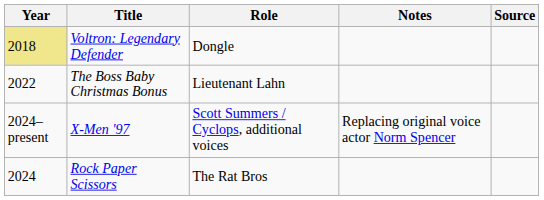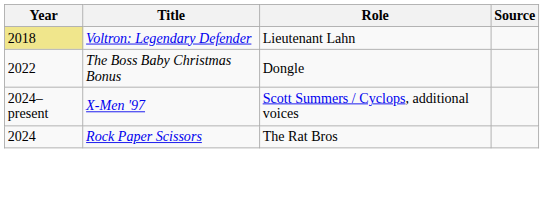- column: (415, 15)
(213, 45) Dongle -> (309, 37) Lieutenant Lahn
(239, 84) Lieutenant Lahn -> (283, 68) Dongle
